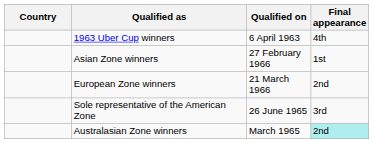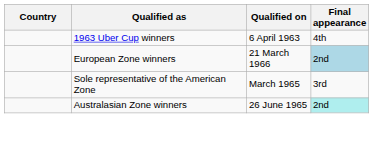- row: (116, 58)
(321, 84) no background -> (321, 58) lightblue background
(278, 110) 26 June 1965 -> (274, 84) March 1965
(274, 131) March 1965 -> (278, 105) 26 June 1965
